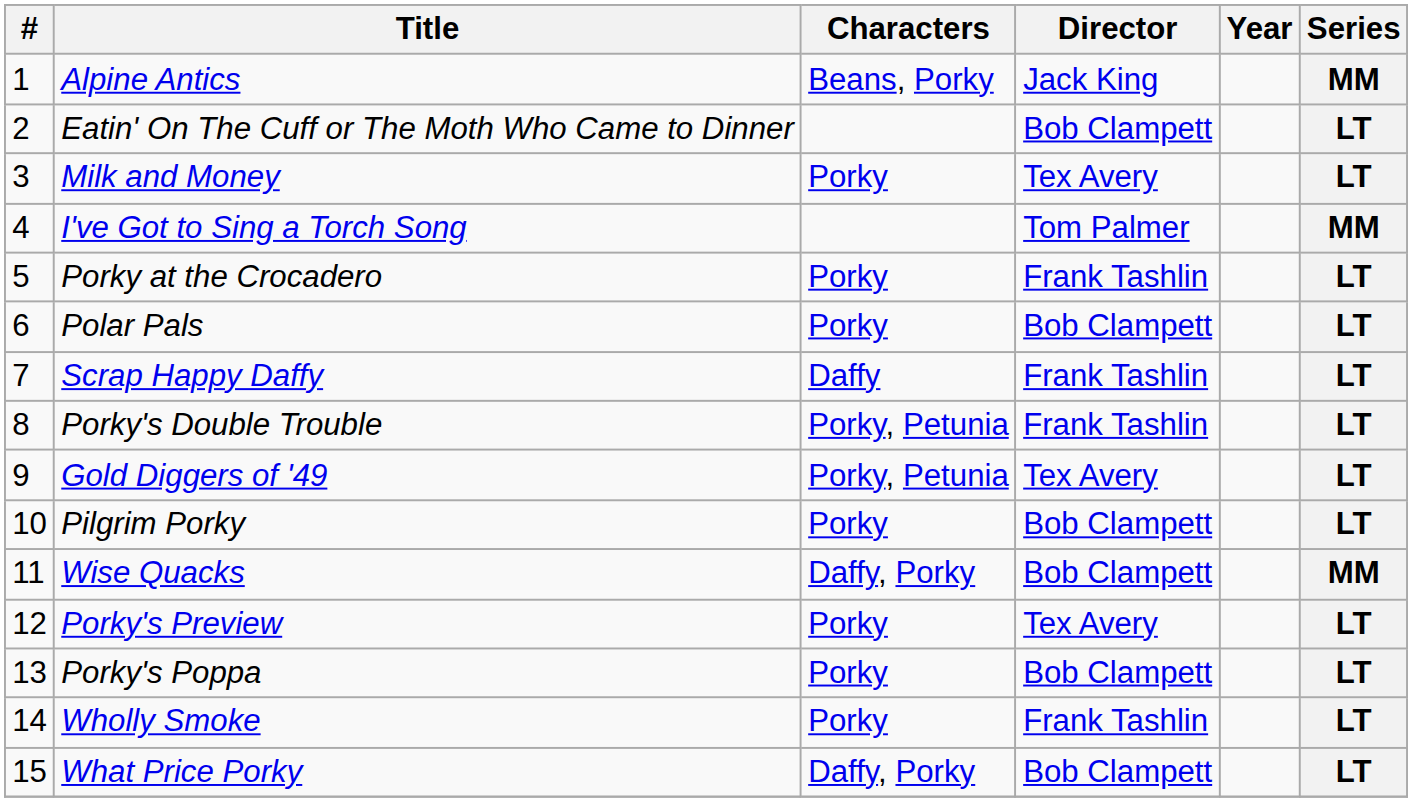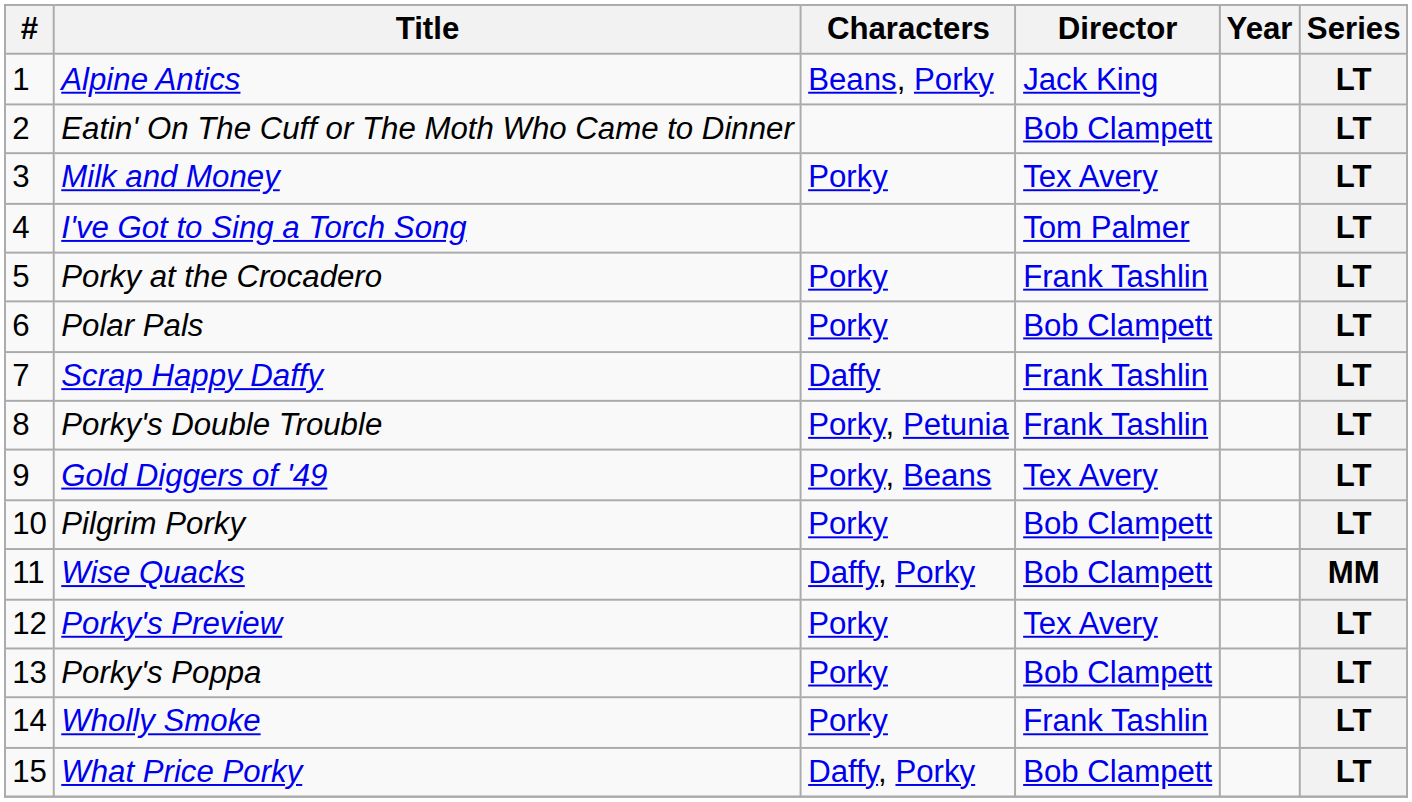(1354, 78) MM -> (1354, 78) LT
(1354, 227) MM -> (1354, 227) LT
(908, 474) Porky, Petunia -> (900, 474) Porky, Beans
